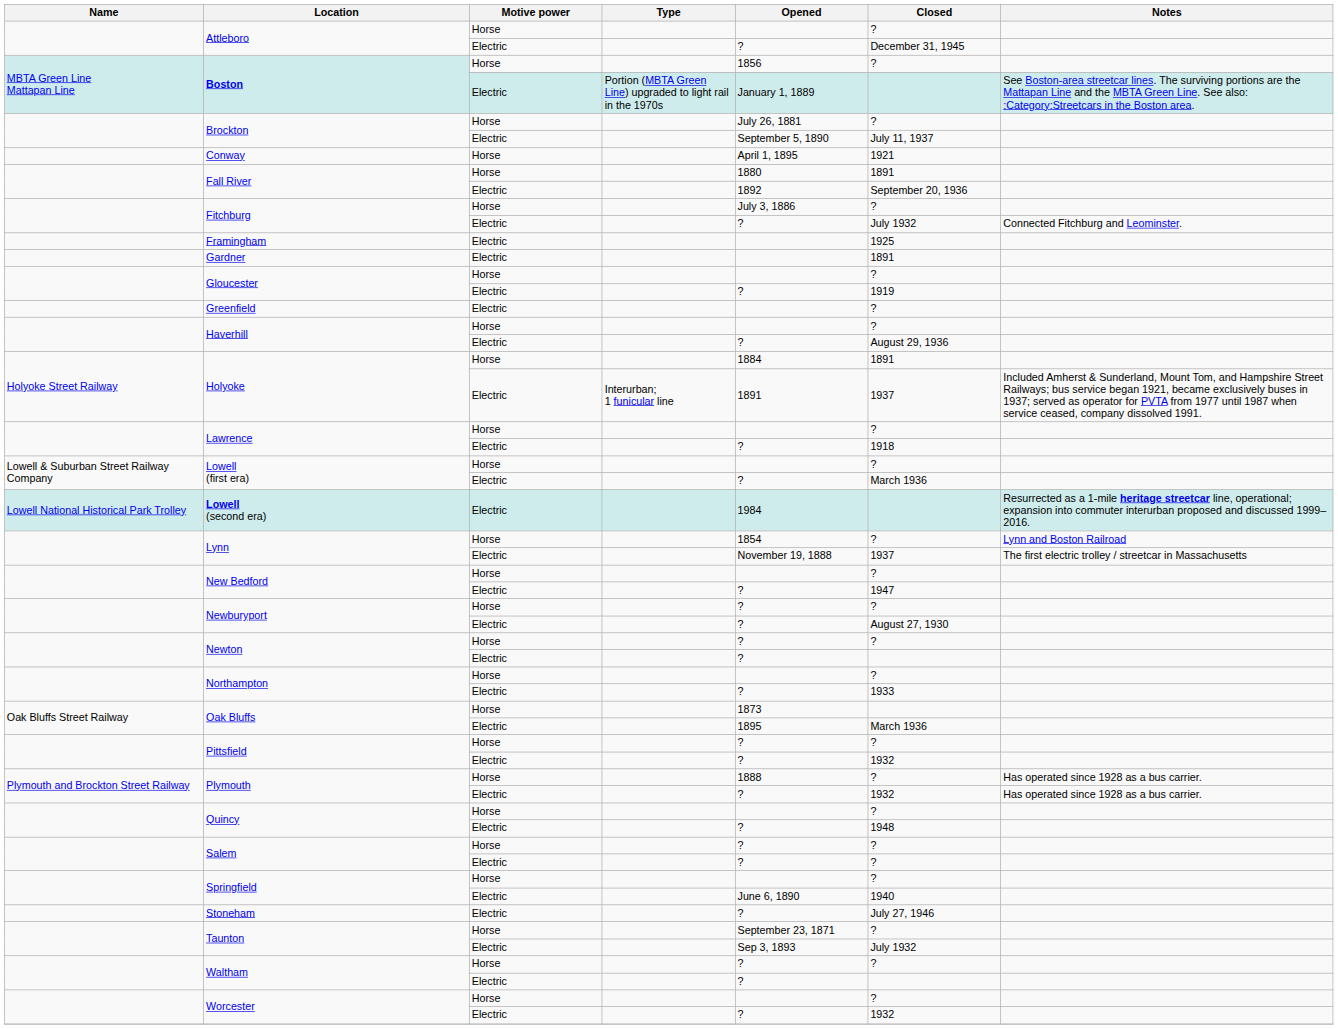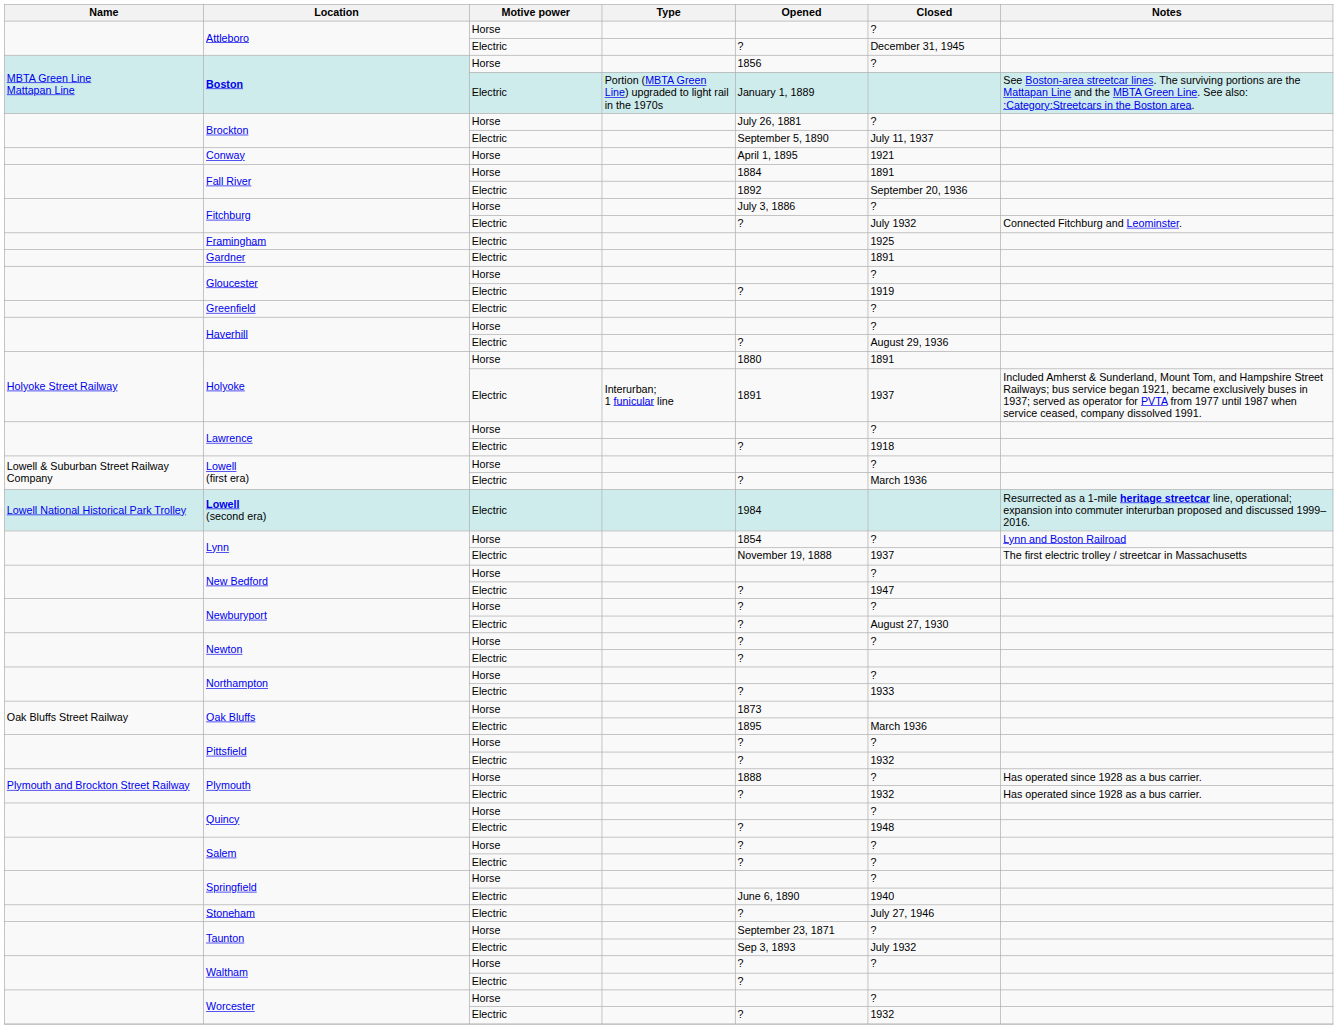(749, 173) 1880 -> (749, 173) 1884
(749, 360) 1884 -> (749, 360) 1880
